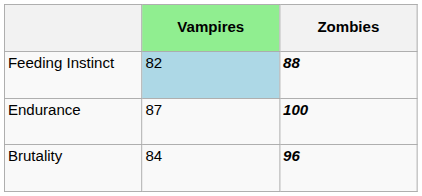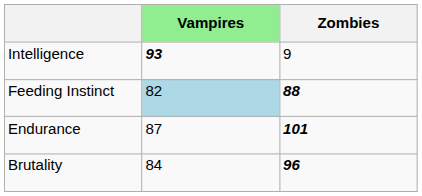+ row: (46, 53)
(296, 109) 100 -> (296, 128) 101
